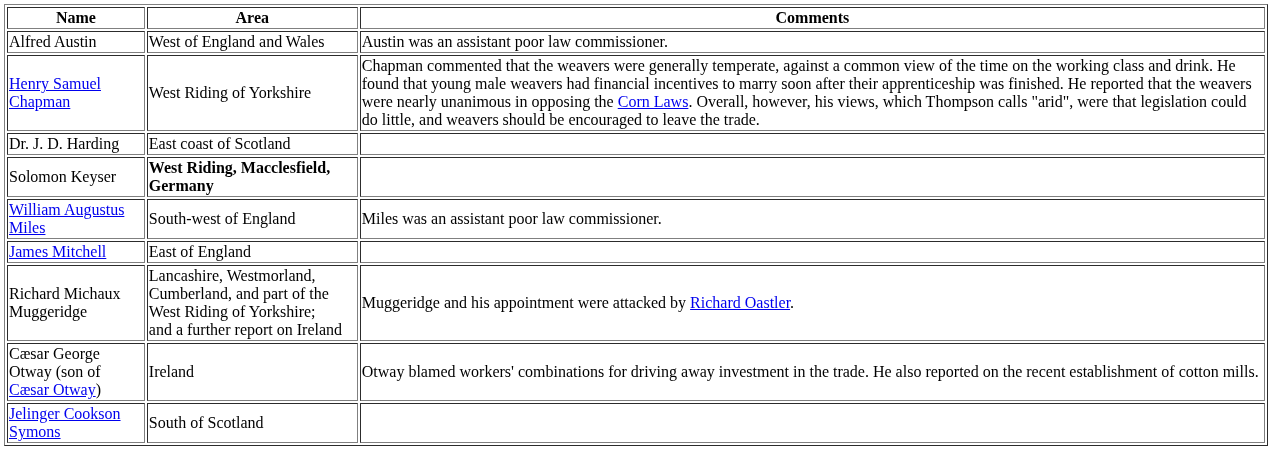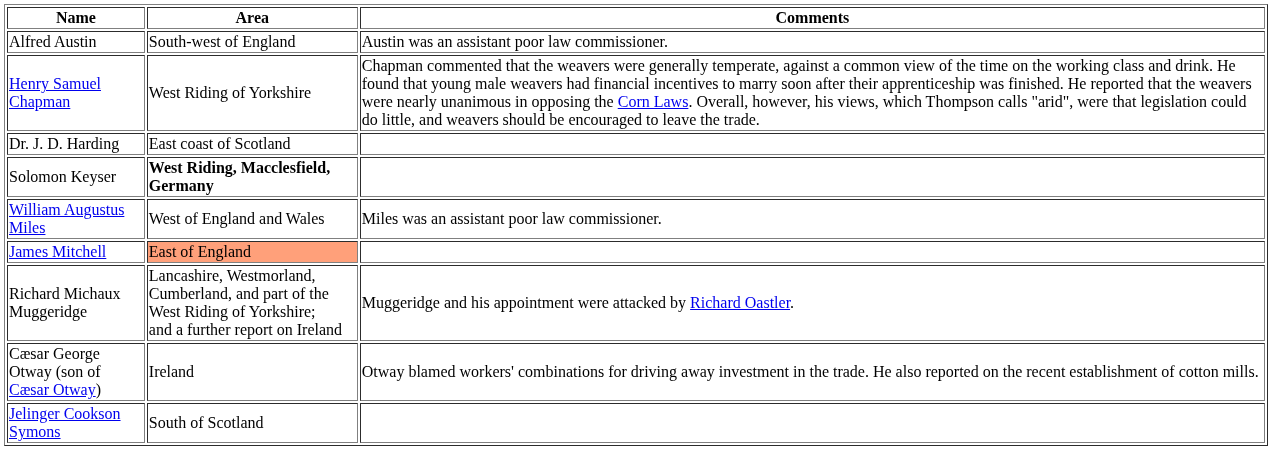(237, 42) West of England and Wales -> (222, 42) South-west of England
(222, 218) South-west of England -> (237, 218) West of England and Wales
(200, 252) no background -> (200, 252) lightsalmon background
